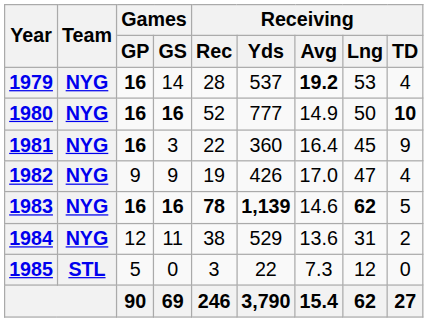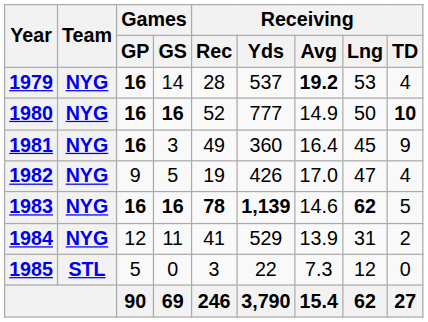(214, 144) 22 -> (214, 144) 49
(173, 176) 9 -> (173, 176) 5
(214, 238) 38 -> (214, 238) 41
(319, 238) 13.6 -> (319, 238) 13.9
